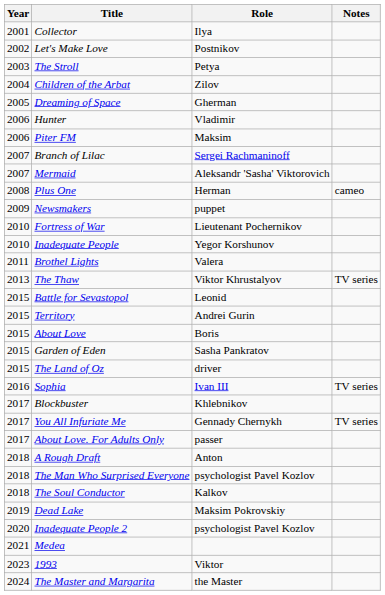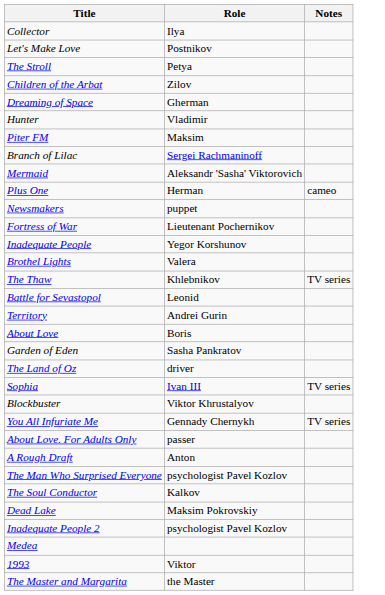- column: (18, 13)
(238, 279) Viktor Khrustalyov -> (193, 279) Khlebnikov
(221, 404) Khlebnikov -> (210, 404) Viktor Khrustalyov
